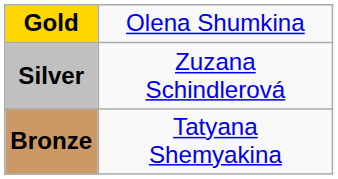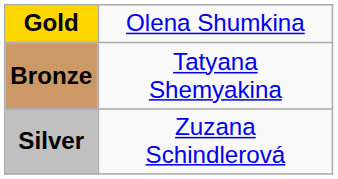rows swapped: (51, 75) <-> (51, 141)
